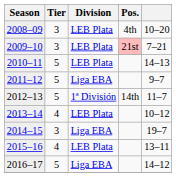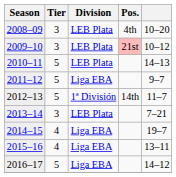(157, 46) 7–21 -> (157, 46) 10–12
(57, 113) 4 -> (57, 113) 3
(157, 113) 10–12 -> (157, 113) 7–21
(57, 130) 3 -> (57, 130) 4
(92, 147) LEB Plata -> (91, 147) Liga EBA
